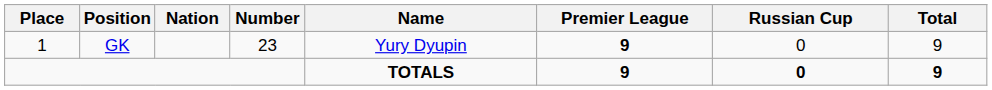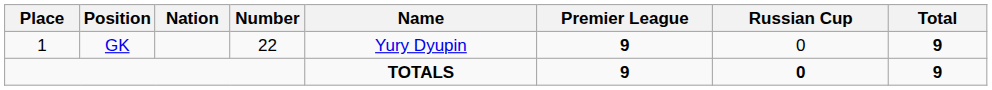(267, 45) 23 -> (267, 45) 22
(937, 45) normal -> (937, 45) bold
